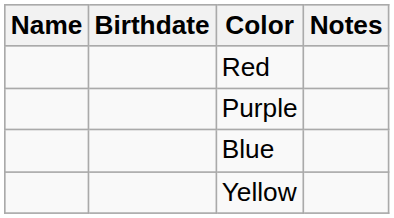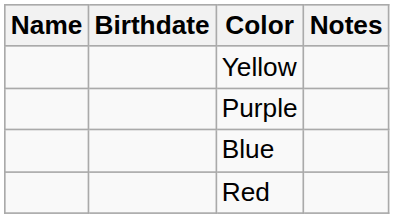rows swapped: (246, 66) <-> (259, 191)
